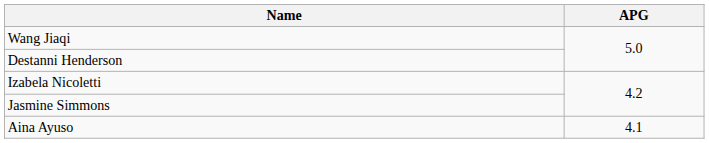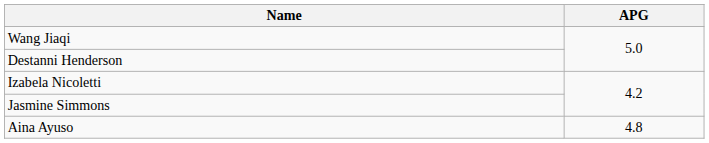(634, 127) 4.1 -> (634, 127) 4.8
